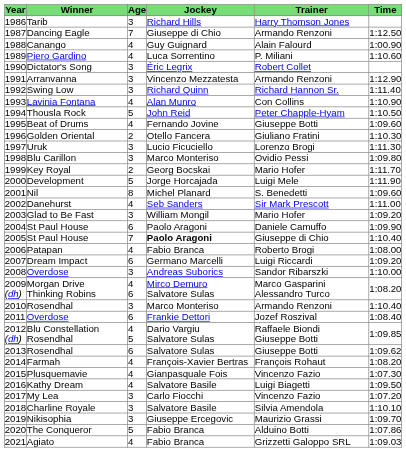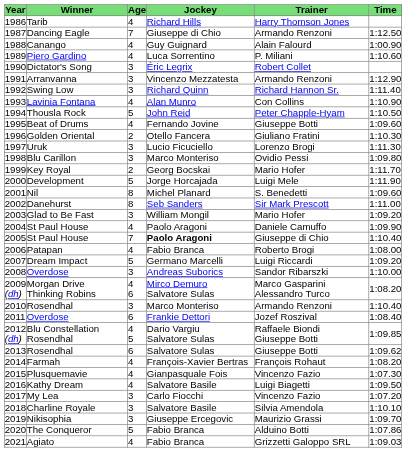(131, 21) 3 -> (131, 21) 4
(131, 204) 4 -> (131, 204) 8
(131, 226) 6 -> (131, 226) 4
(131, 261) 6 -> (131, 261) 5
